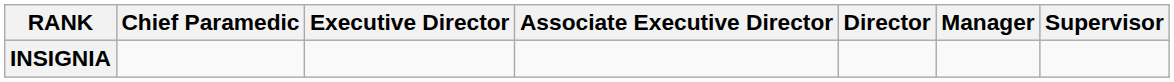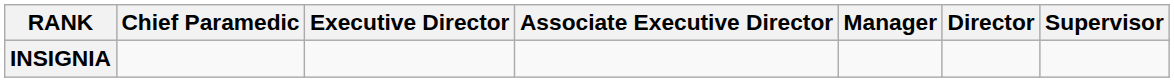columns swapped: (887, 22) <-> (988, 22)
